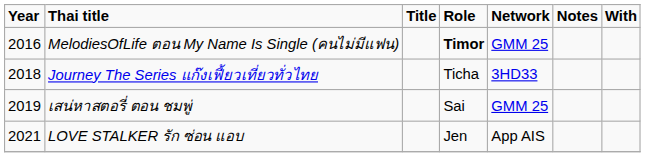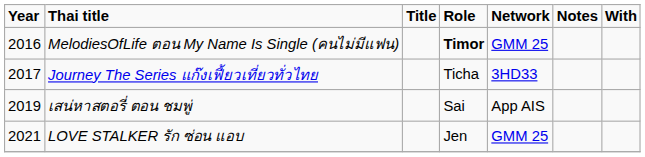(25, 74) 2018 -> (25, 74) 2017
(520, 105) GMM 25 -> (518, 105) App AIS
(518, 136) App AIS -> (520, 136) GMM 25
